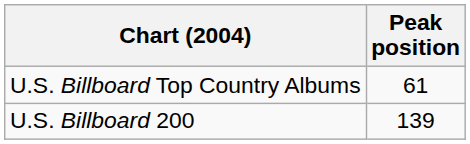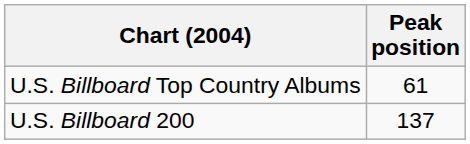(416, 120) 139 -> (416, 120) 137
